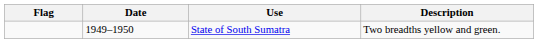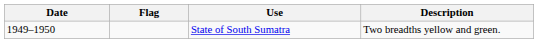columns swapped: (44, 13) <-> (136, 13)
